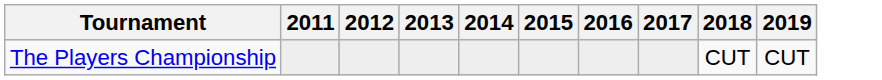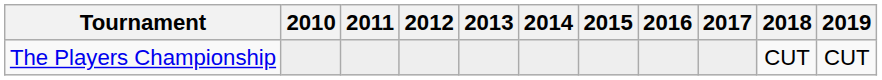+ column: (311, 22)
